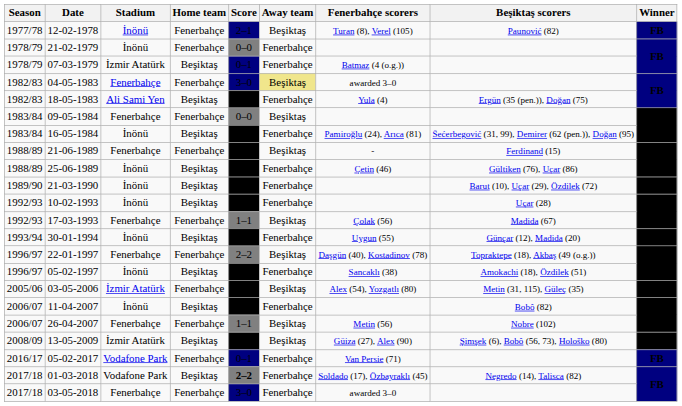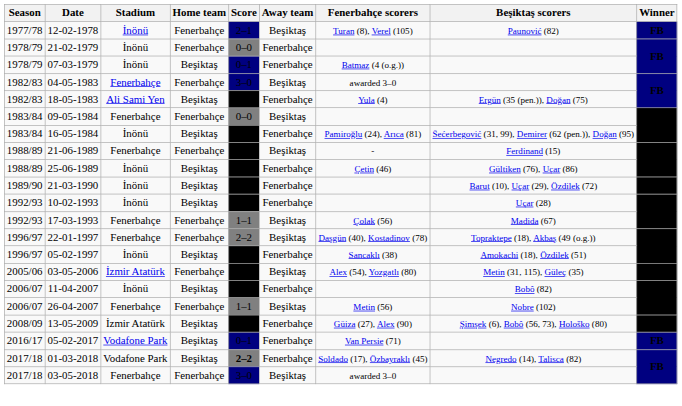(135, 64) İzmir Atatürk -> (135, 64) İnönü
(288, 82) khaki background -> (288, 82) no background
- row: (73, 237)
(288, 340) Beşiktaş -> (288, 323) Fenerbahçe
(199, 358) Fenerbahçe -> (199, 340) Beşiktaş
(288, 392) Fenerbahçe -> (288, 375) Beşiktaş
